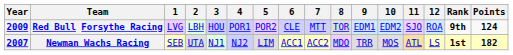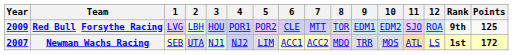(489, 27) 124 -> (489, 27) 125
(489, 42) 182 -> (489, 42) 172
